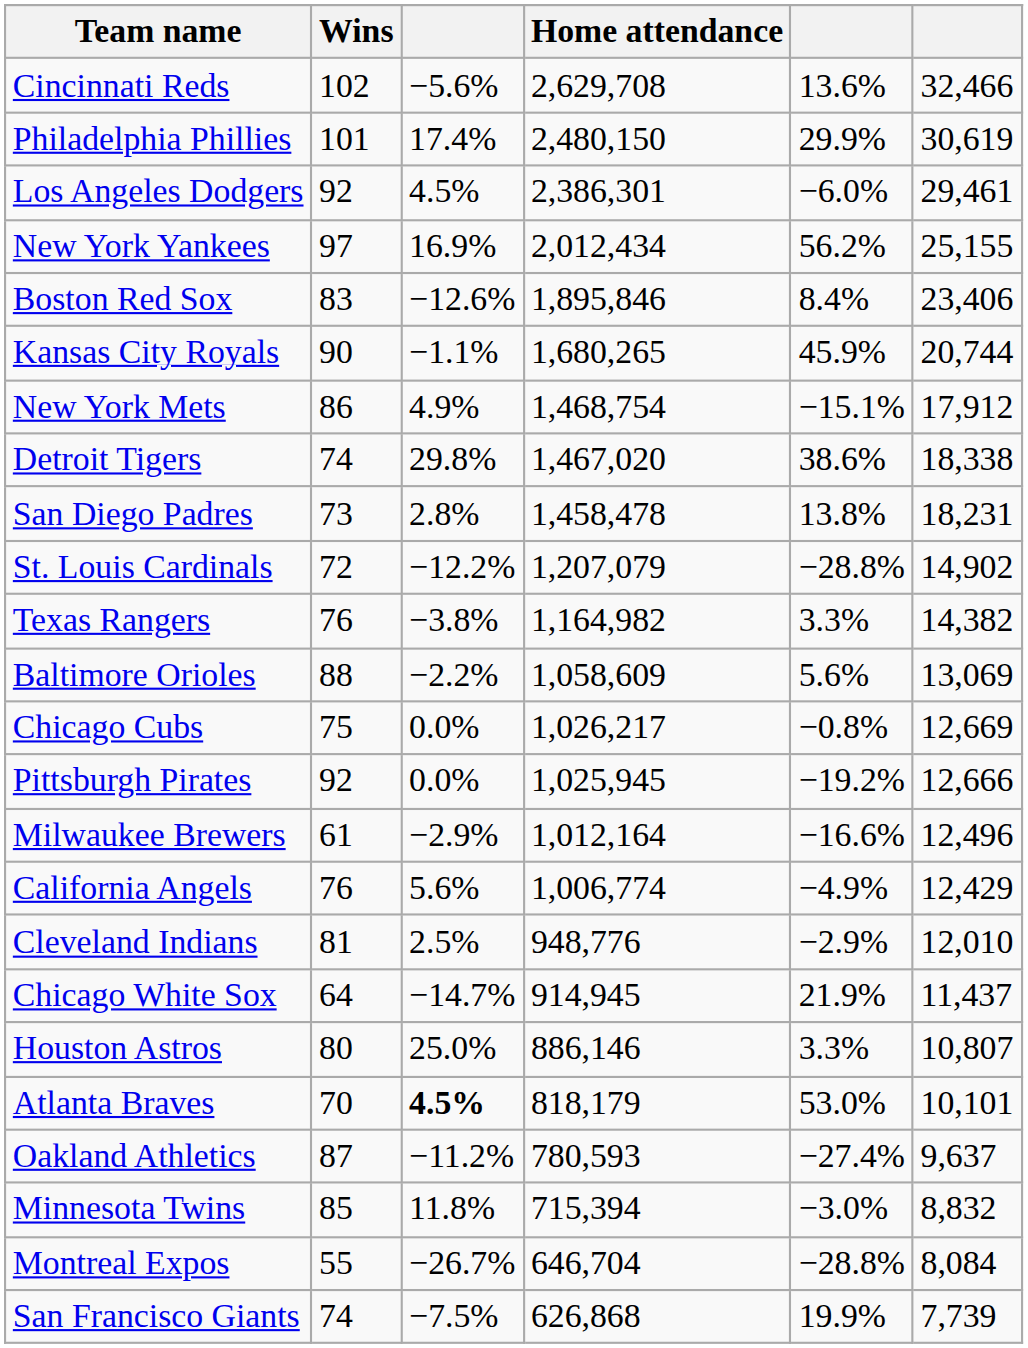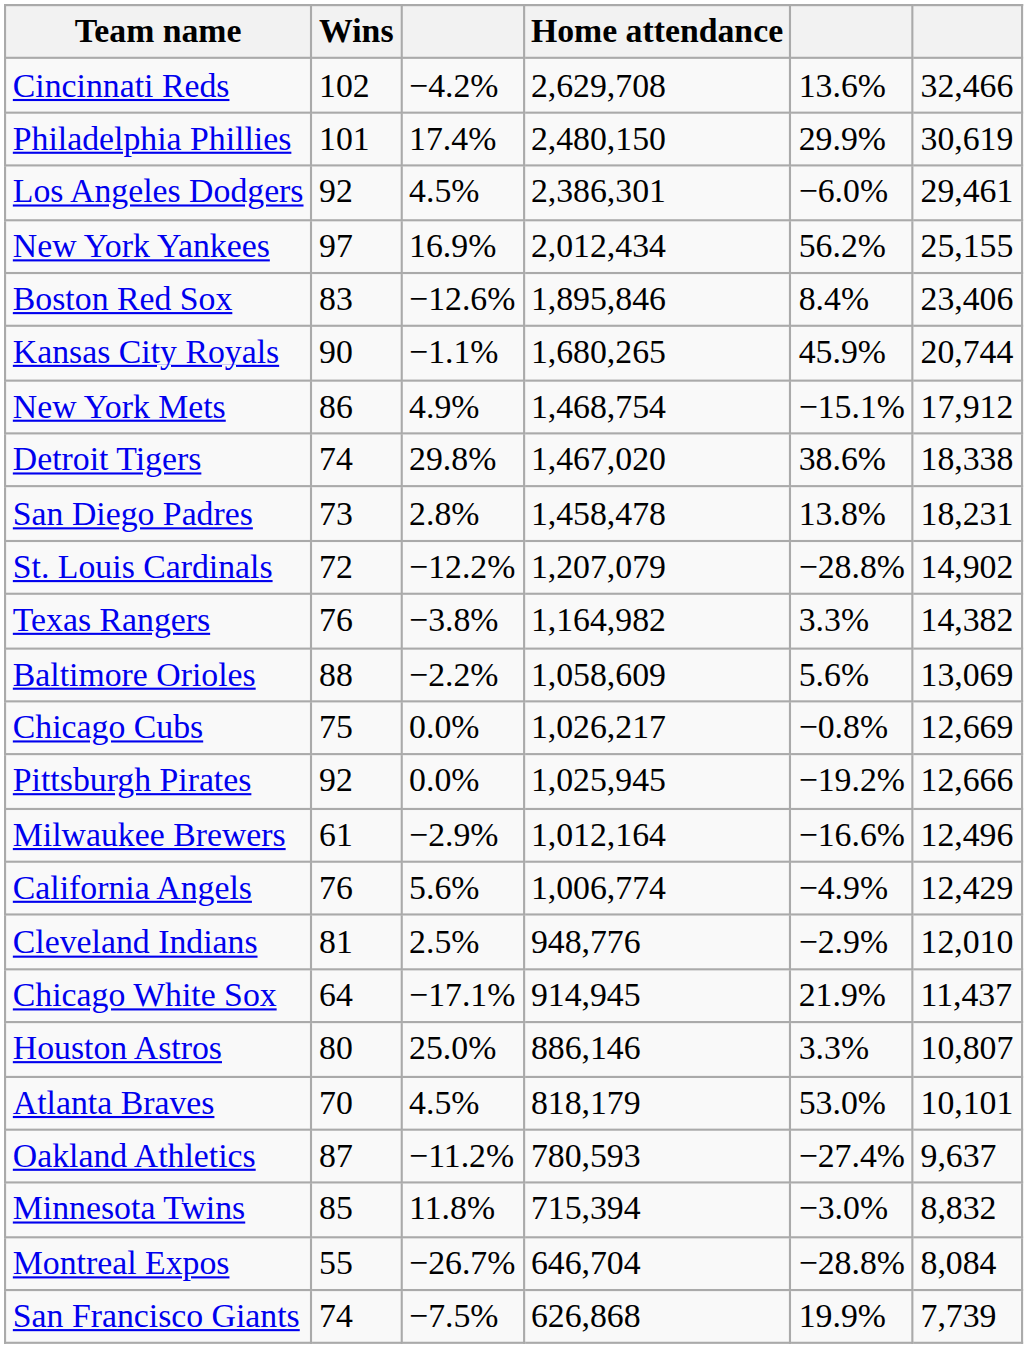(454, 84) −5.6% -> (454, 84) −4.2%
(462, 995) −14.7% -> (462, 995) −17.1%
(447, 1102) bold -> (444, 1102) normal
